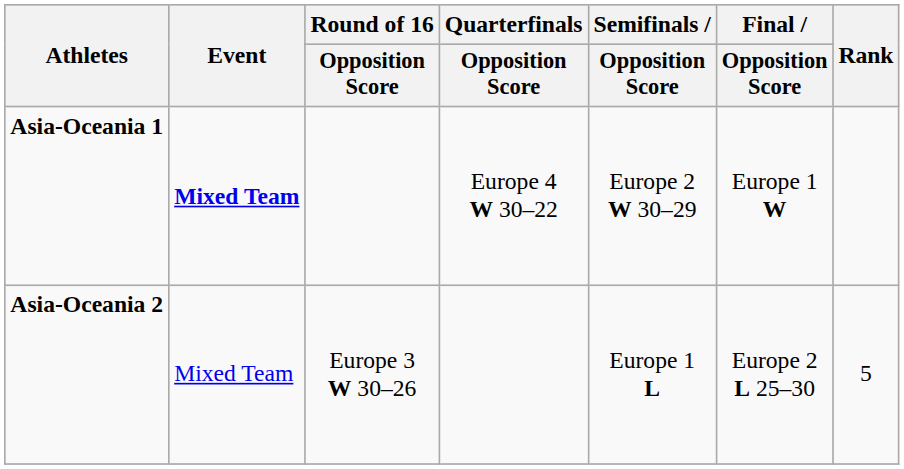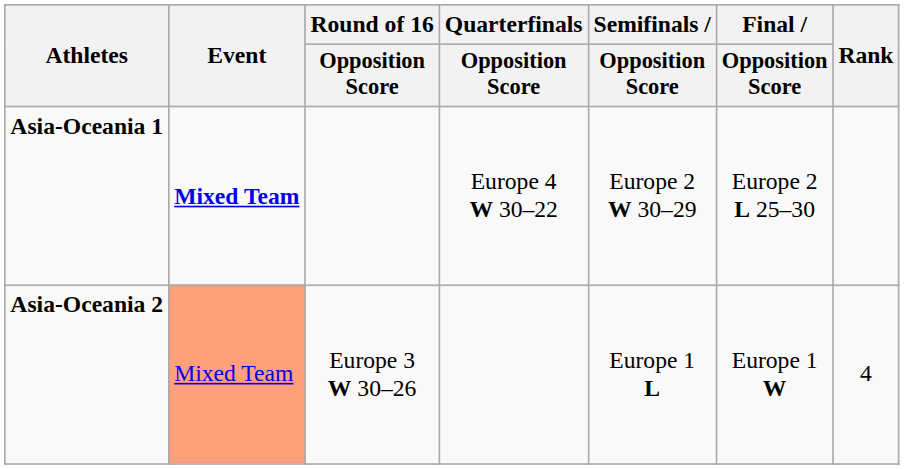(775, 196) Europe 1 W -> (775, 196) Europe 2 L 25–30
(234, 374) no background -> (234, 374) lightsalmon background
(775, 374) Europe 2 L 25–30 -> (775, 374) Europe 1 W
(866, 374) 5 -> (866, 374) 4
